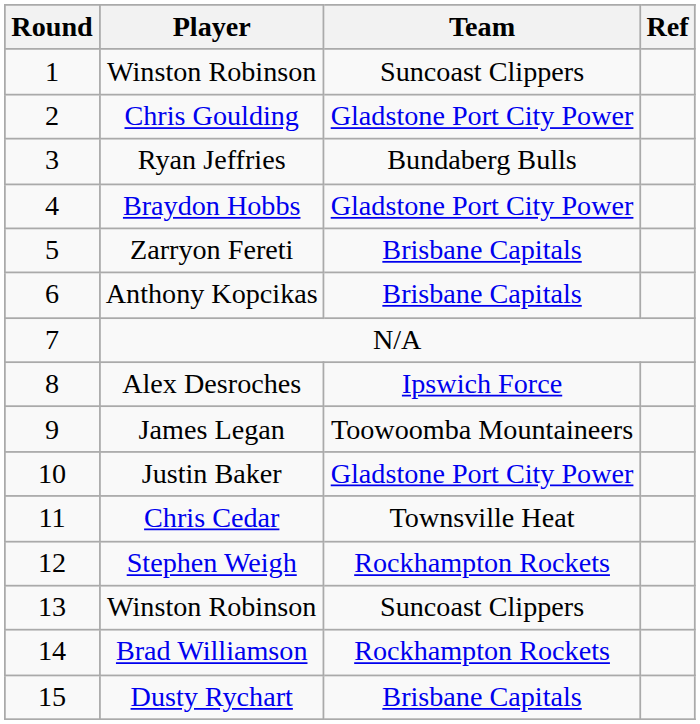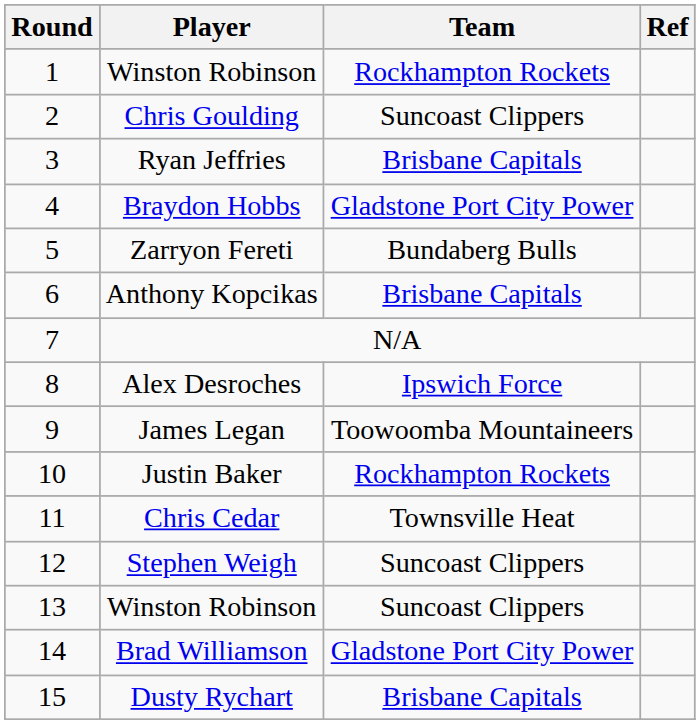(482, 71) Suncoast Clippers -> (482, 71) Rockhampton Rockets
(482, 116) Gladstone Port City Power -> (482, 116) Suncoast Clippers
(482, 160) Bundaberg Bulls -> (482, 160) Brisbane Capitals
(482, 250) Brisbane Capitals -> (482, 250) Bundaberg Bulls
(482, 473) Gladstone Port City Power -> (482, 473) Rockhampton Rockets
(482, 562) Rockhampton Rockets -> (482, 562) Suncoast Clippers
(482, 652) Rockhampton Rockets -> (482, 652) Gladstone Port City Power
